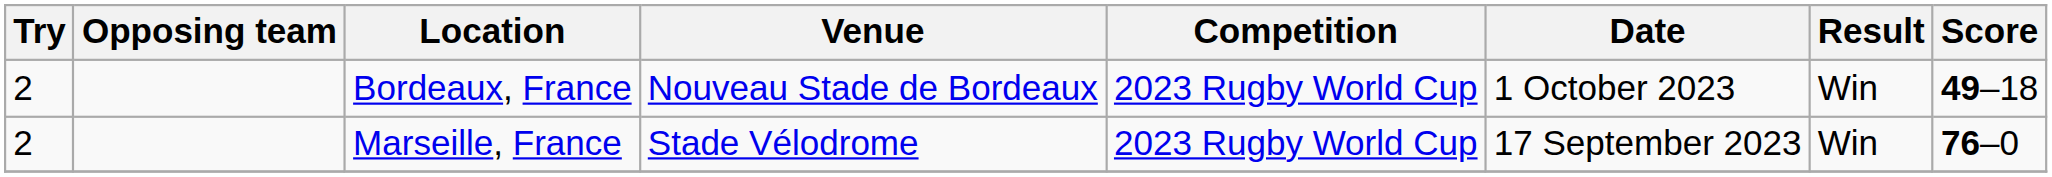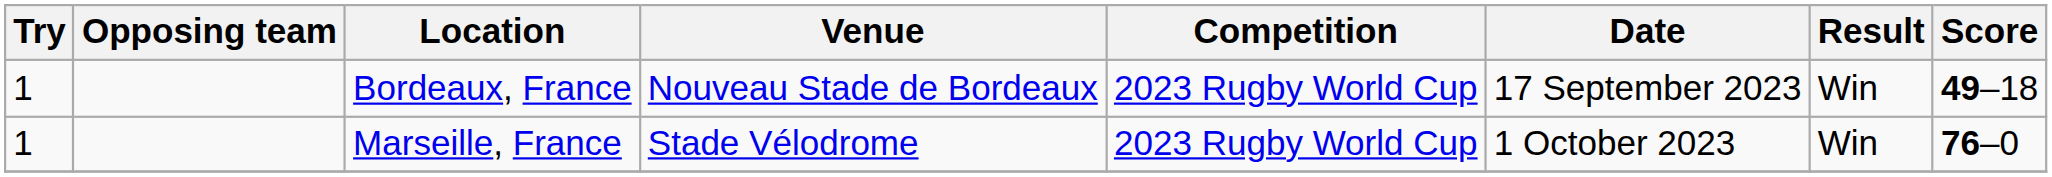(23, 87) 2 -> (23, 87) 1
(1614, 87) 1 October 2023 -> (1648, 87) 17 September 2023
(23, 143) 2 -> (23, 143) 1
(1648, 143) 17 September 2023 -> (1614, 143) 1 October 2023
